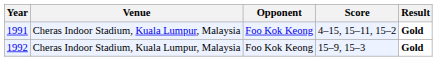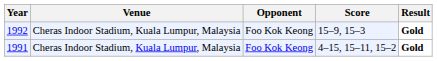rows swapped: (17, 30) <-> (17, 48)
